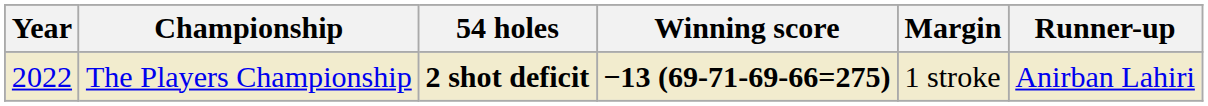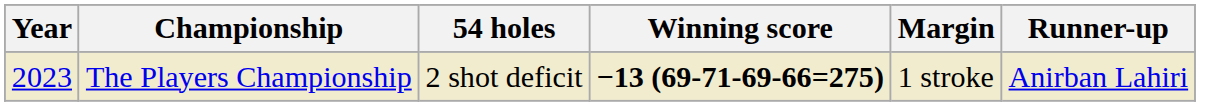(42, 76) 2022 -> (42, 76) 2023
(507, 76) bold -> (504, 76) normal
